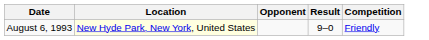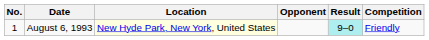+ column: (14, 12)
(325, 27) no background -> (345, 27) paleturquoise background
